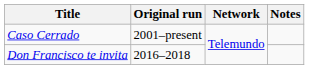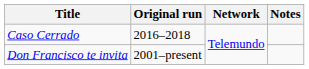(168, 34) 2001–present -> (162, 34) 2016–2018
(162, 54) 2016–2018 -> (168, 54) 2001–present
